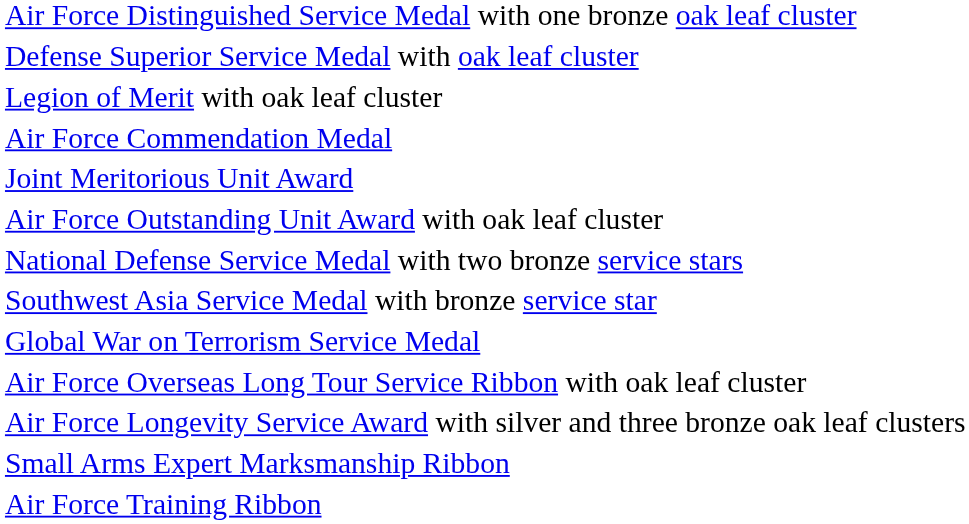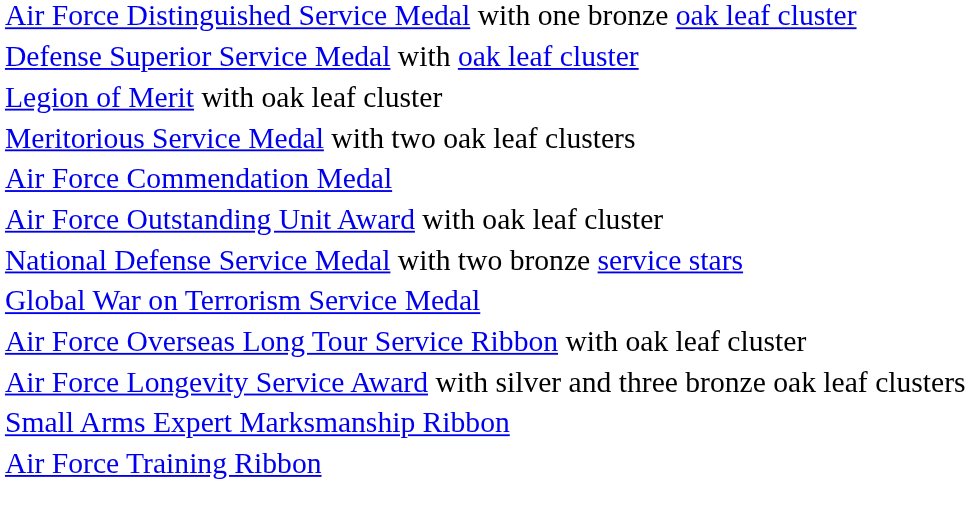+ row: (320, 137)
- row: (179, 178)
- row: (331, 300)
